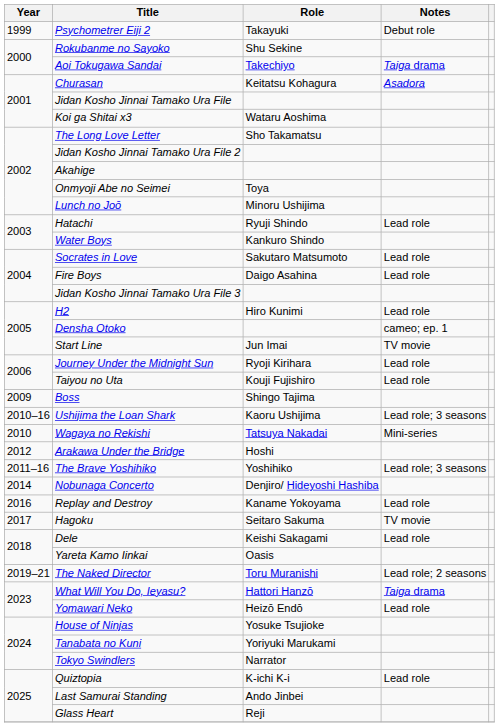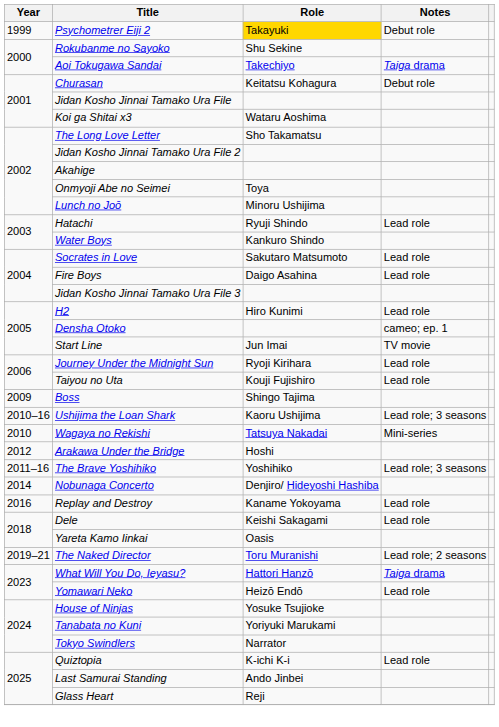(267, 30) no background -> (267, 30) gold background
(404, 83) Asadora -> (409, 83) Debut role
- row: (74, 521)
